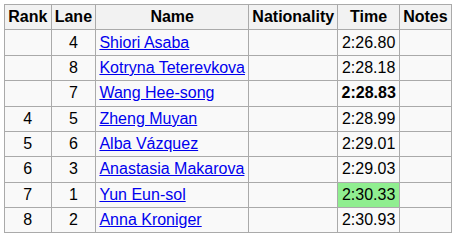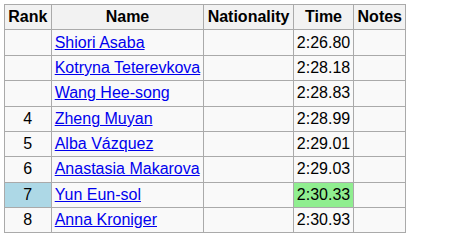- column: (73, 17)
(369, 93) bold -> (323, 93) normal
(28, 194) no background -> (28, 194) lightblue background
